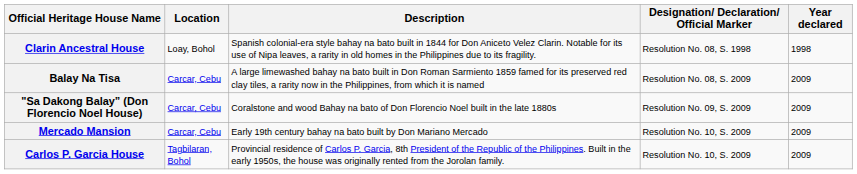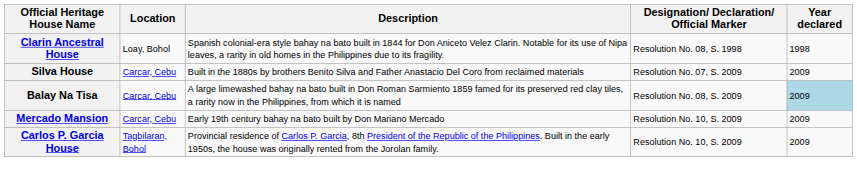+ row: (62, 72)
(801, 78) no background -> (800, 96) lightblue background
- row: (85, 107)
